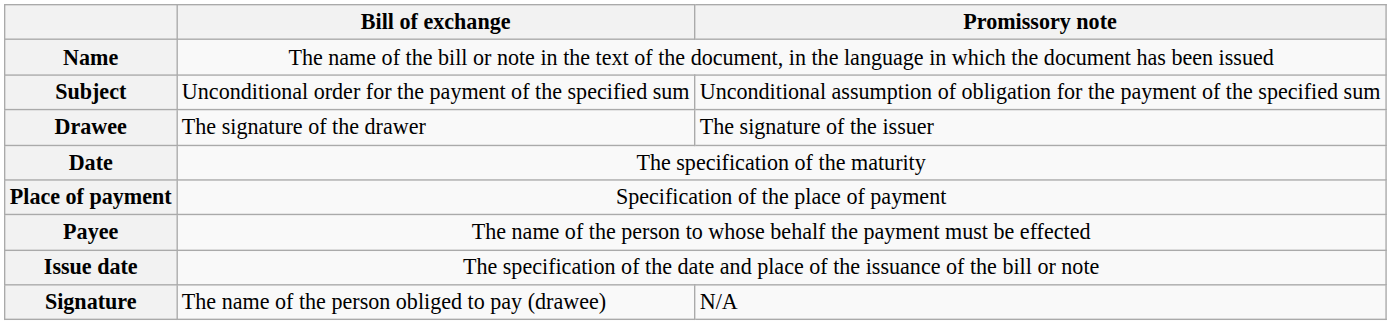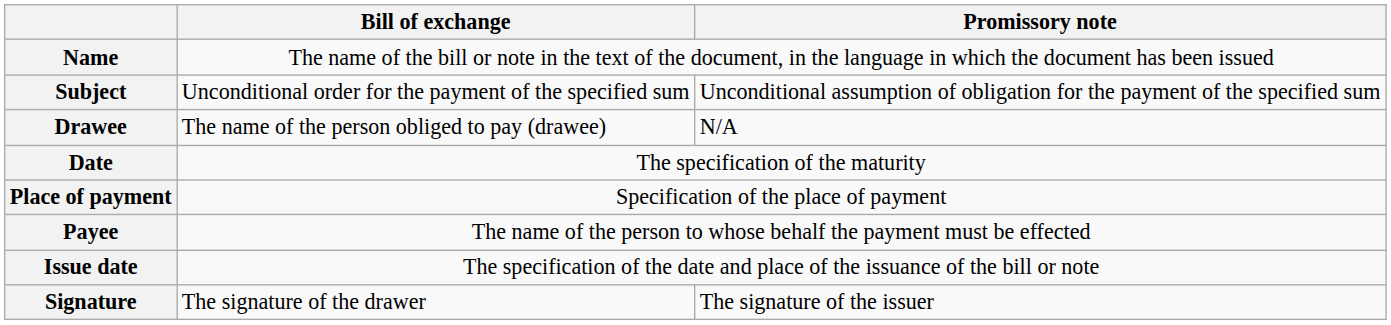(304, 127) The signature of the drawer -> (394, 127) The name of the person obliged to pay (drawee)
(817, 127) The signature of the issuer -> (719, 127) N/A
(394, 302) The name of the person obliged to pay (drawee) -> (304, 302) The signature of the drawer
(719, 302) N/A -> (817, 302) The signature of the issuer
